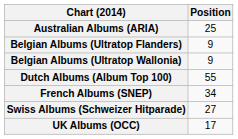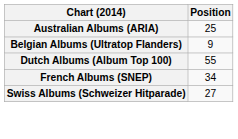- row: (96, 61)
- row: (96, 126)
